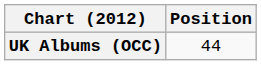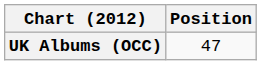(211, 46) 44 -> (211, 46) 47
